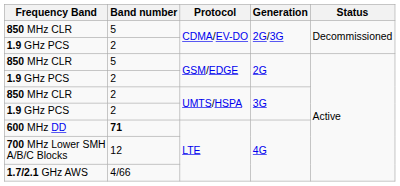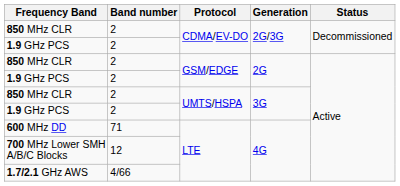(113, 29) 5 -> (113, 29) 2
(113, 62) 5 -> (113, 62) 2
(116, 128) bold -> (116, 128) normal
